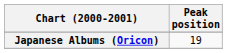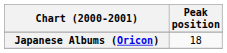(196, 40) 19 -> (196, 40) 18
